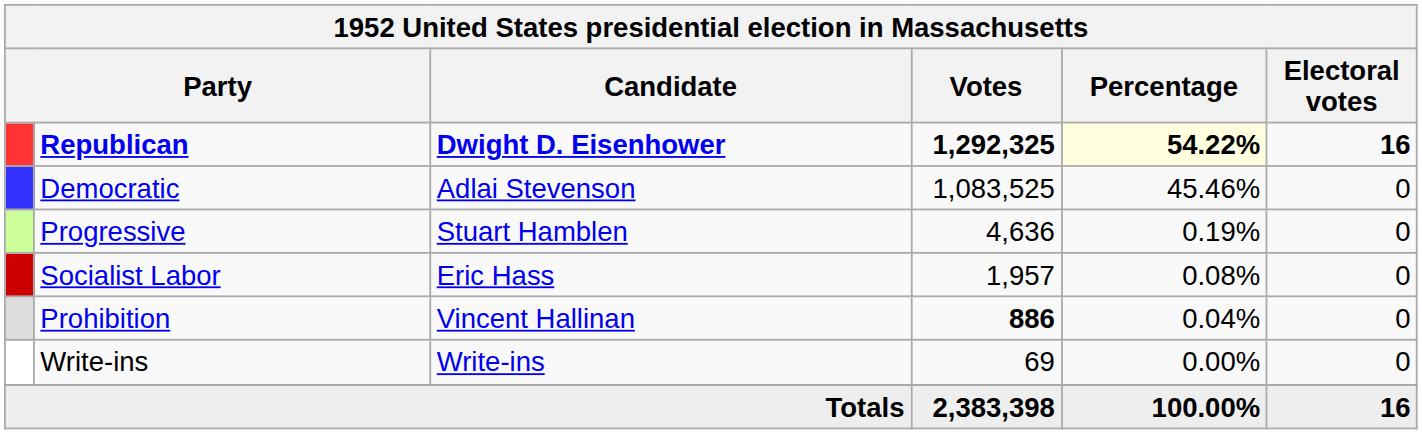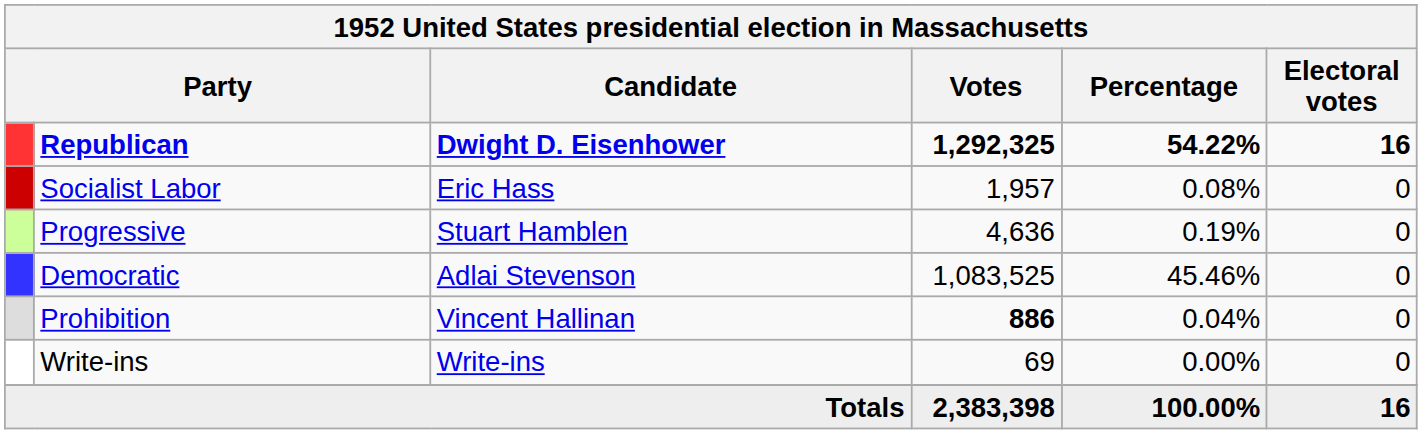(1214, 145) lightyellow background -> (1214, 145) no background
rows swapped: (110, 188) <-> (131, 275)
